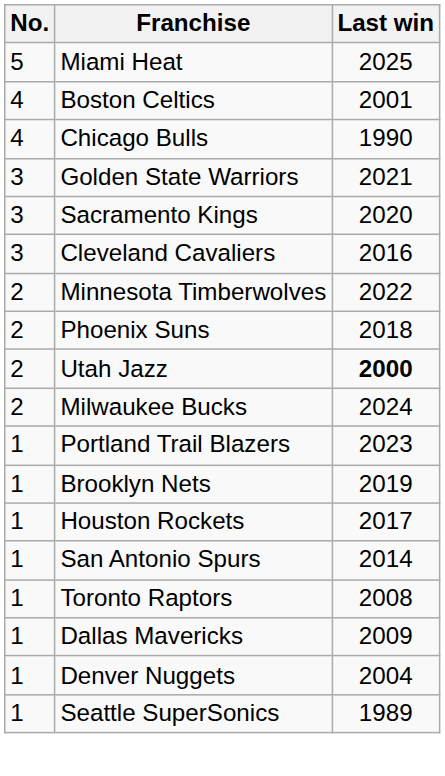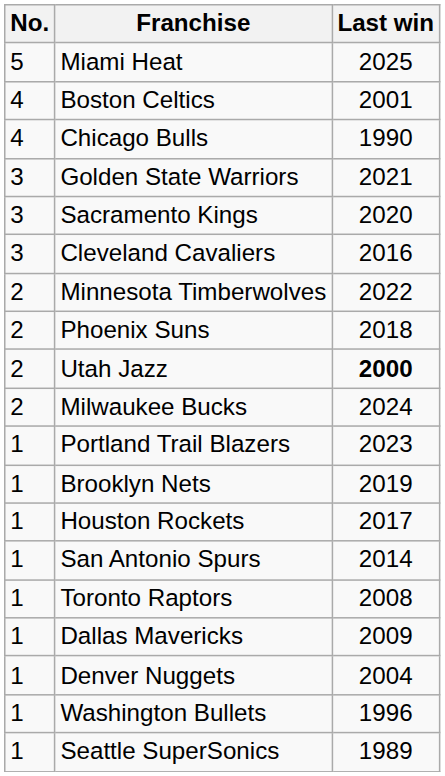+ row: (163, 713)
